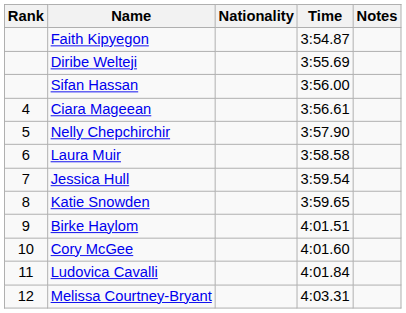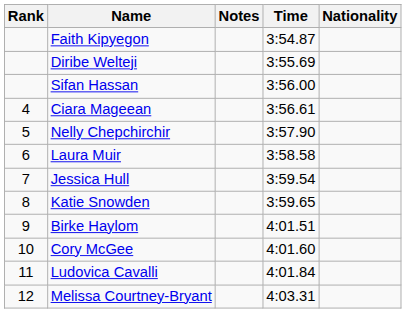columns swapped: (256, 16) <-> (377, 16)
